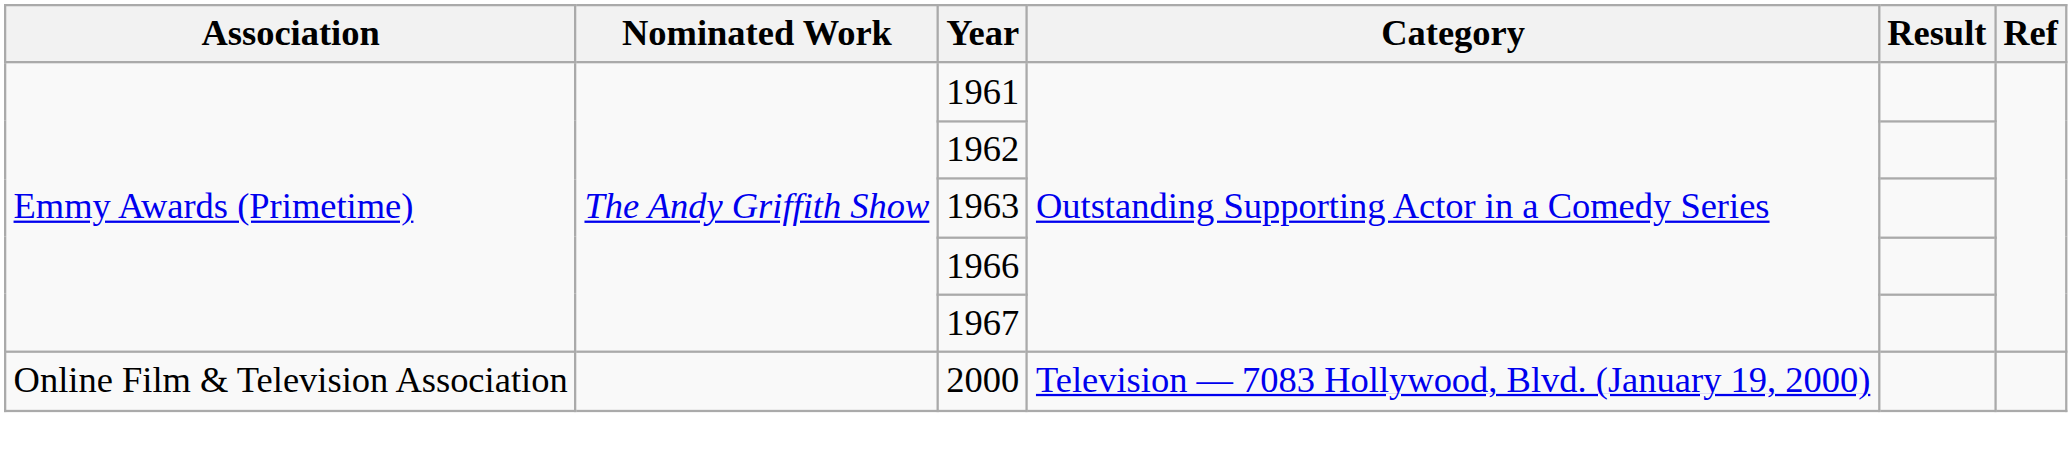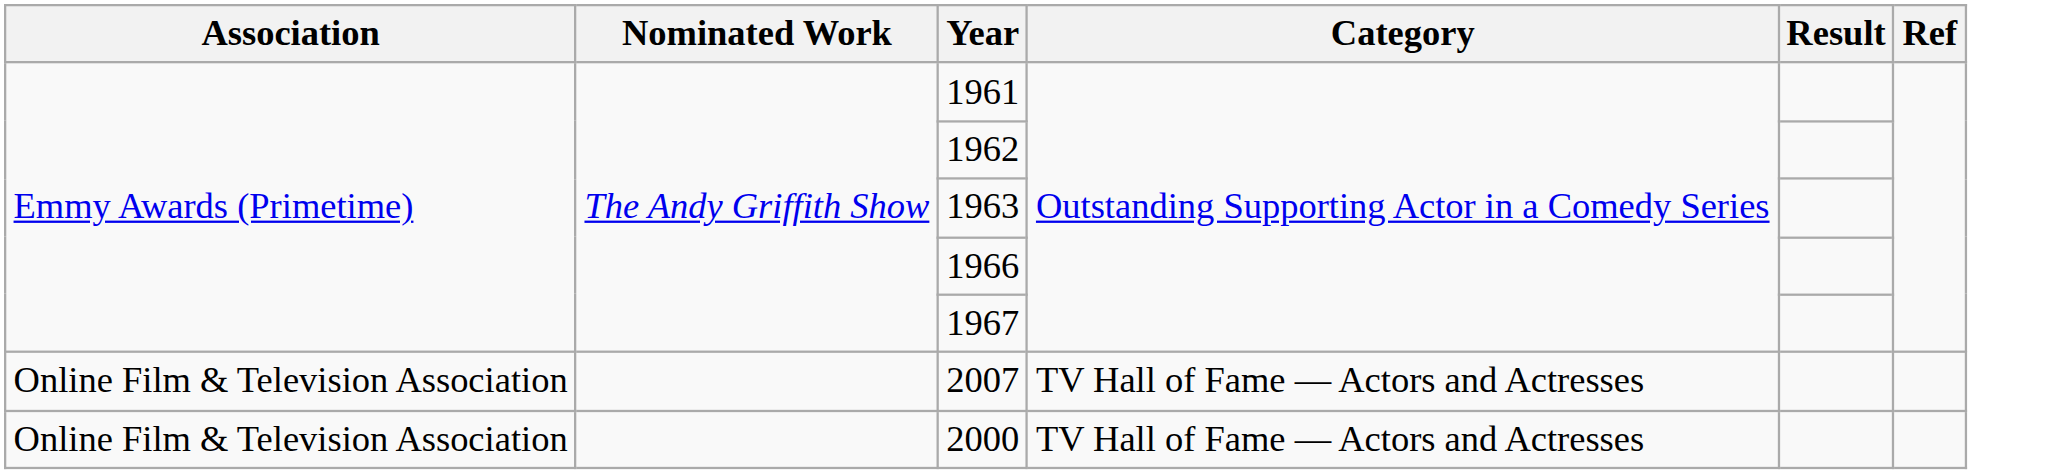+ row: (983, 380)
(1453, 380) Television — 7083 Hollywood, Blvd. (January 19, 2000) -> (1340, 438) TV Hall of Fame — Actors and Actresses
